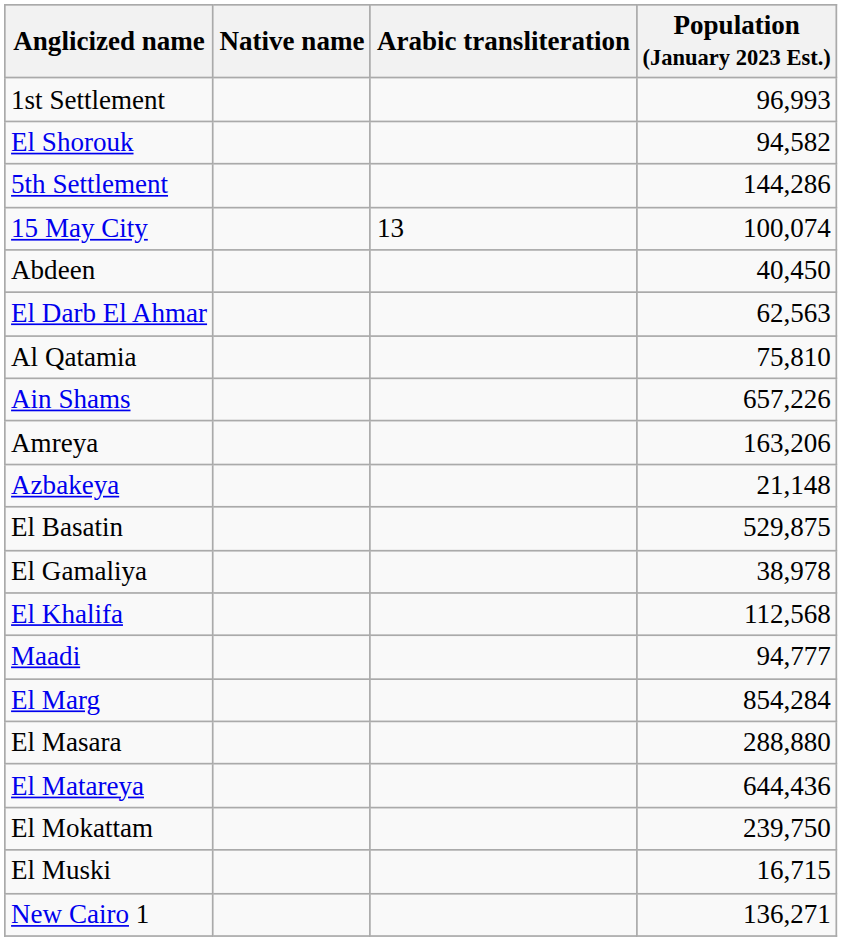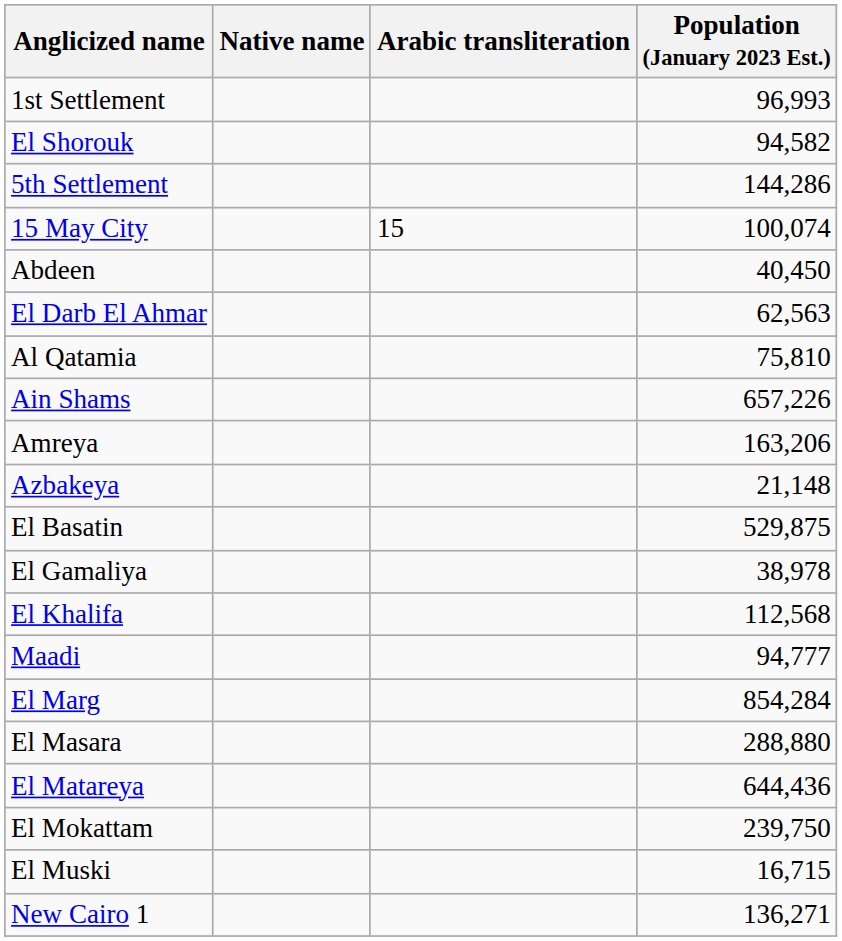(390, 227) 13 -> (390, 227) 15
